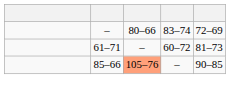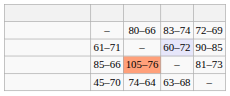(177, 47) no background -> (177, 47) lavender background
(209, 47) 81–73 -> (209, 47) 90–85
(209, 64) 90–85 -> (209, 64) 81–73
+ row: (107, 82)
